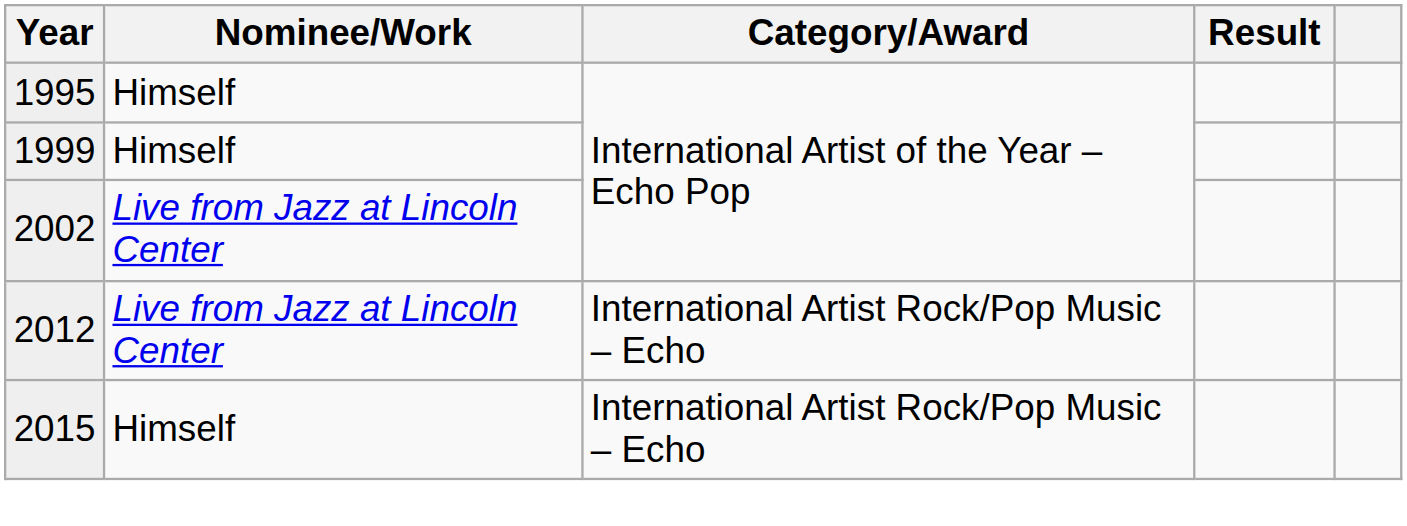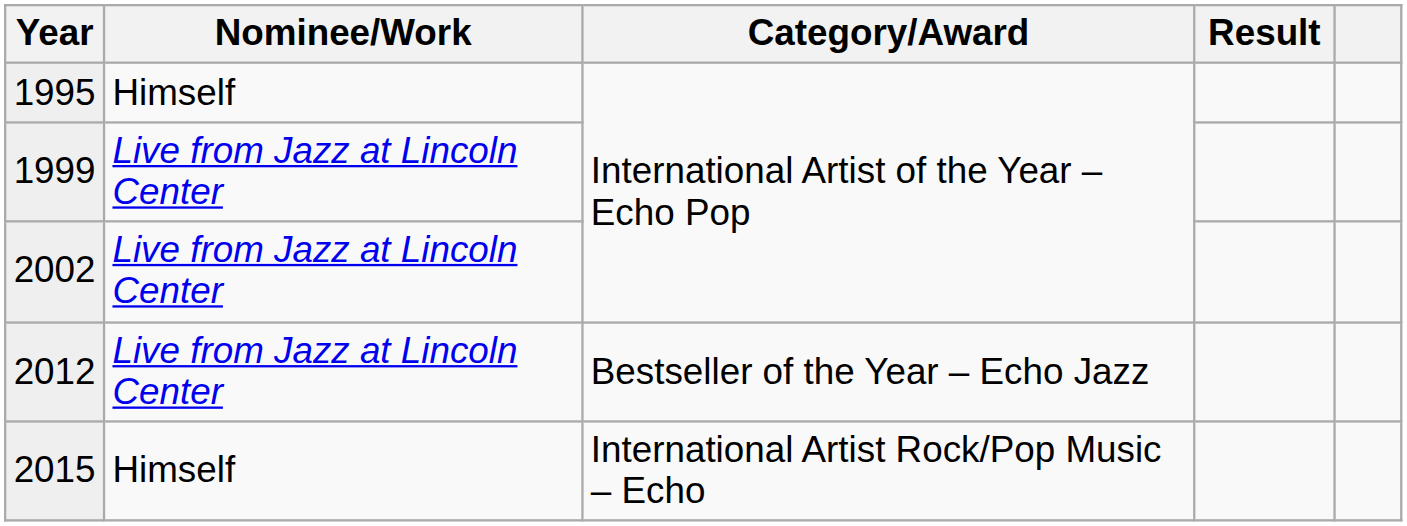(174, 150) Himself -> (315, 171) Live from Jazz at Lincoln Center
(876, 329) International Artist Rock/Pop Music – Echo -> (870, 370) Bestseller of the Year – Echo Jazz
